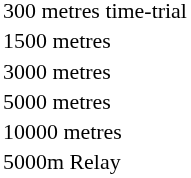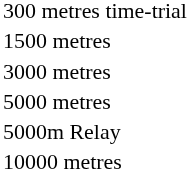rows swapped: (62, 131) <-> (62, 161)
